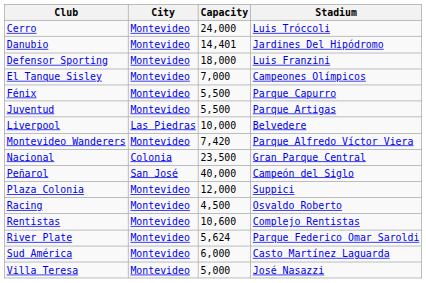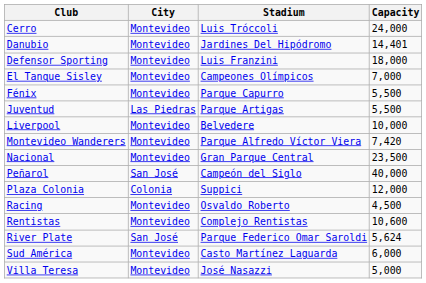columns swapped: (336, 12) <-> (224, 12)
(160, 109) Montevideo -> (163, 109) Las Piedras
(163, 125) Las Piedras -> (160, 125) Montevideo
(151, 157) Colonia -> (160, 157) Montevideo
(160, 190) Montevideo -> (151, 190) Colonia
(160, 238) Montevideo -> (154, 238) San José
